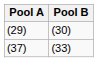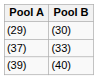+ row: (17, 65)
